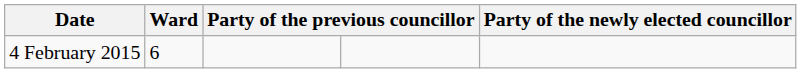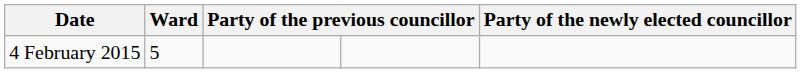(154, 51) 6 -> (154, 51) 5
